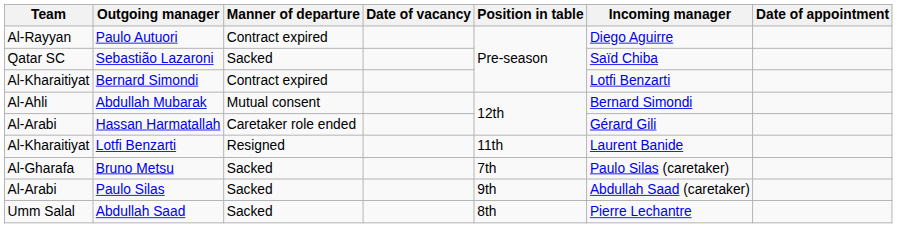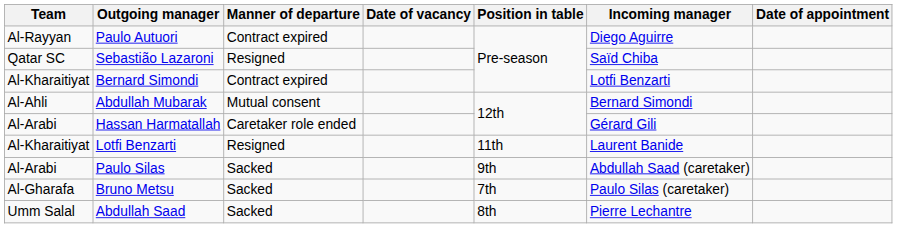(250, 59) Sacked -> (256, 59) Resigned
rows swapped: (130, 189) <-> (135, 168)
